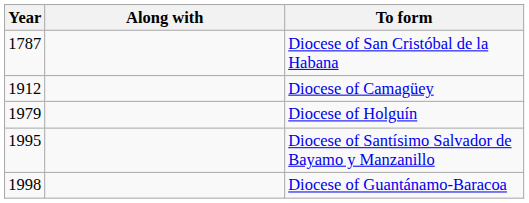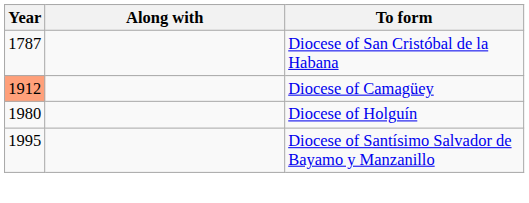(25, 88) no background -> (25, 88) lightsalmon background
(25, 114) 1979 -> (25, 114) 1980
- row: (398, 185)
